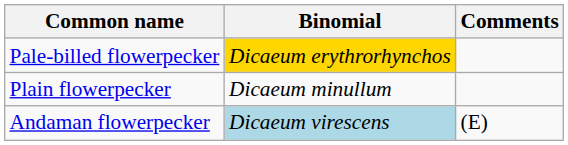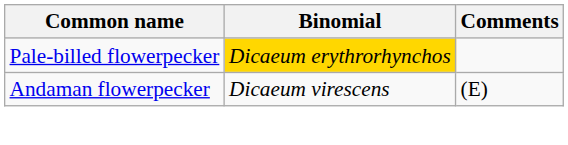- row: (90, 88)
(309, 122) lightblue background -> (309, 88) no background
